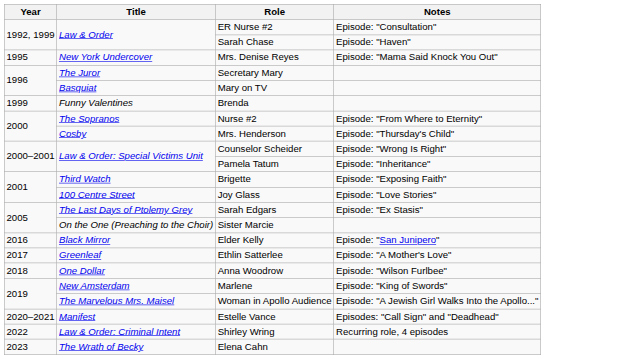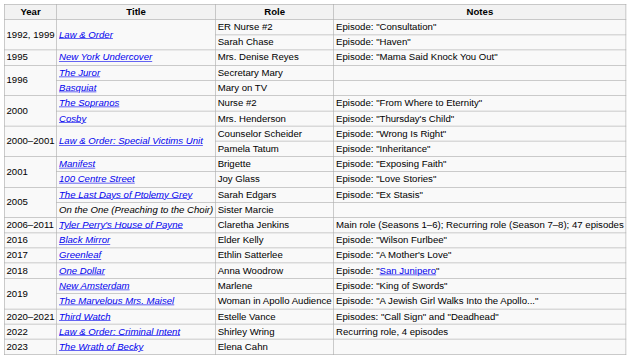- row: (233, 103)
(85, 179) Third Watch -> (77, 164) Manifest
+ row: (253, 225)
(388, 240) Episode: "San Junipero" -> (392, 240) Episode: "Wilson Furlbee"
(392, 270) Episode: "Wilson Furlbee" -> (388, 270) Episode: "San Junipero"
(77, 316) Manifest -> (85, 316) Third Watch
